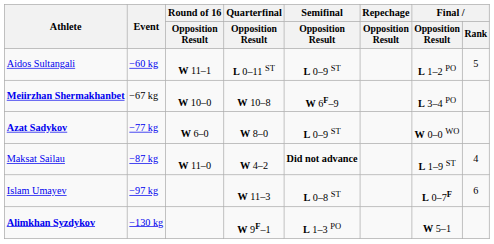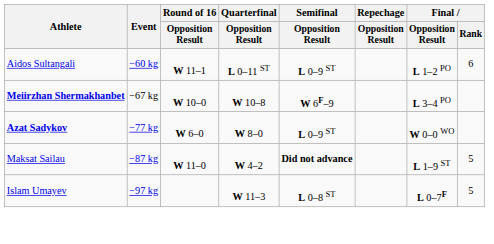(476, 64) 5 -> (471, 64) 6
(476, 159) 4 -> (471, 159) 5
(476, 191) 6 -> (471, 191) 5
- row: (51, 223)
